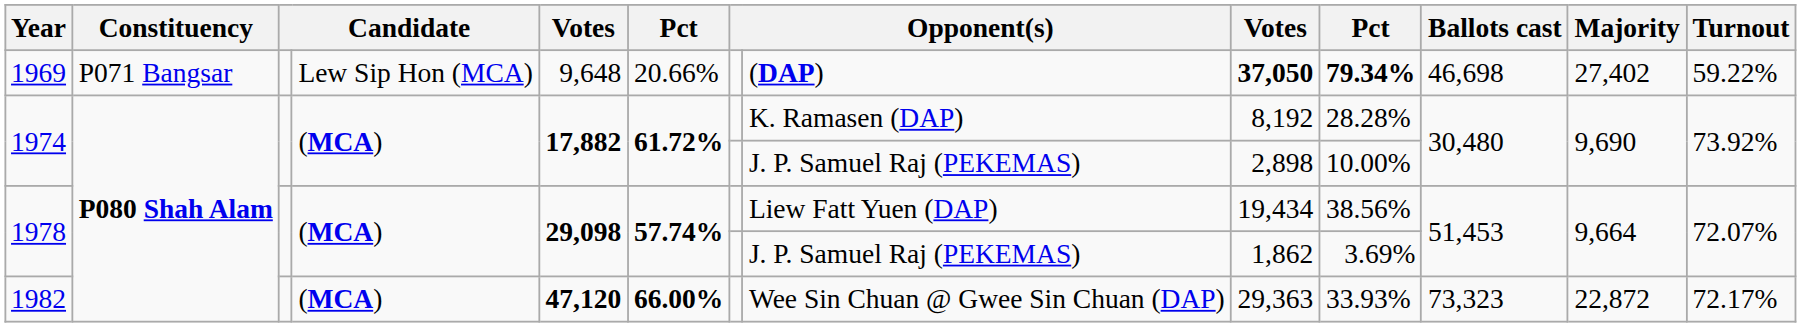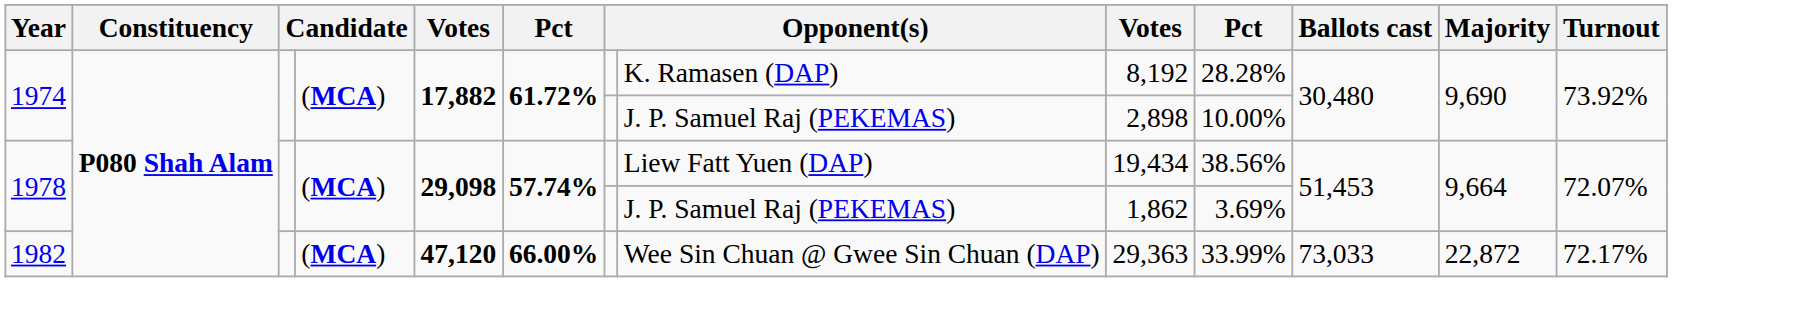- row: (39, 72)
(1368, 299) 33.93% -> (1243, 253) 33.99%
(1466, 299) 73,323 -> (1336, 253) 73,033
